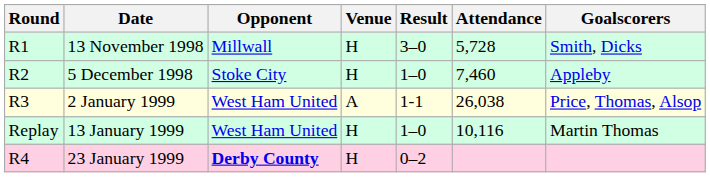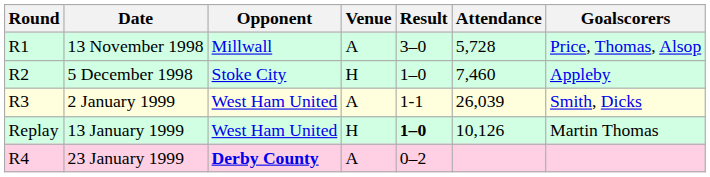(352, 46) H -> (352, 46) A
(596, 46) Smith, Dicks -> (626, 46) Price, Thomas, Alsop
(480, 102) 26,038 -> (480, 102) 26,039
(626, 102) Price, Thomas, Alsop -> (596, 102) Smith, Dicks
(413, 130) normal -> (413, 130) bold
(480, 130) 10,116 -> (480, 130) 10,126
(352, 158) H -> (352, 158) A
